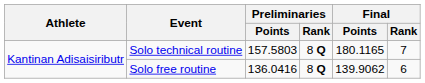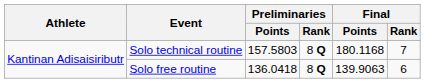(360, 50) 180.1165 -> (360, 50) 180.1168
(272, 69) 136.0416 -> (272, 69) 136.0418
(360, 69) 139.9062 -> (360, 69) 139.9063
